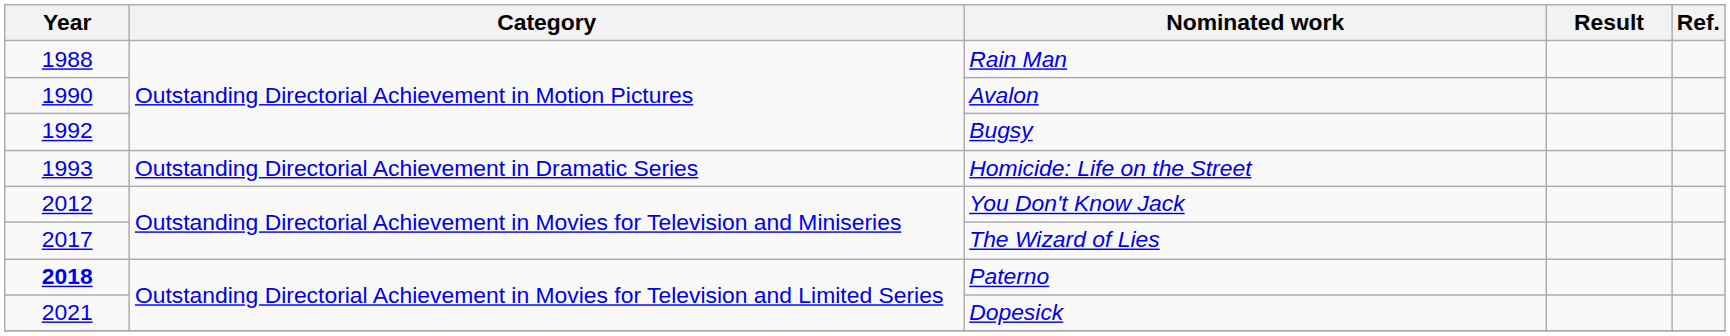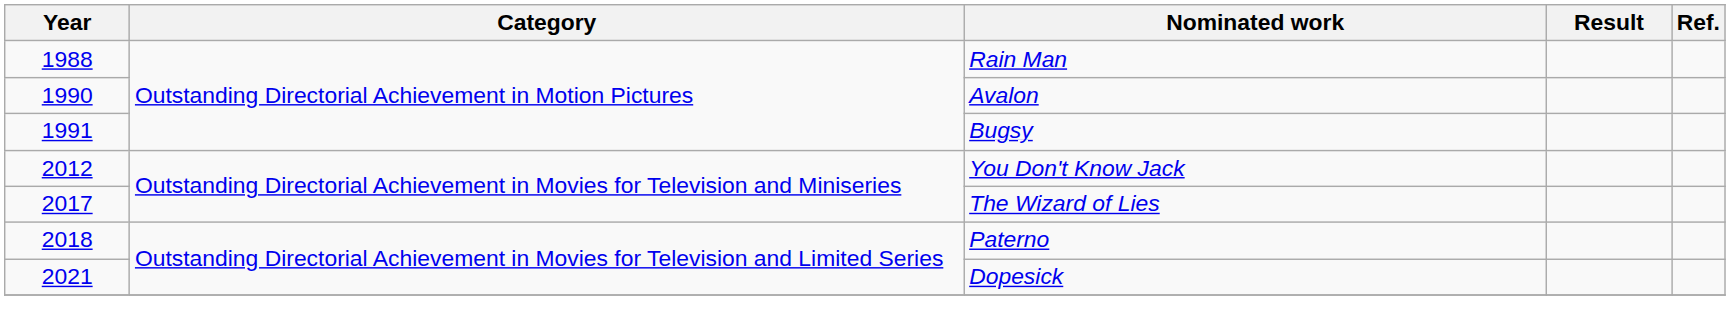(67, 131) 1992 -> (67, 131) 1991
- row: (1110, 167)
(67, 276) bold -> (67, 240) normal
